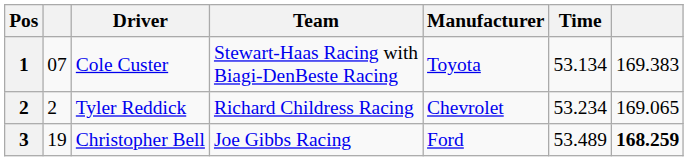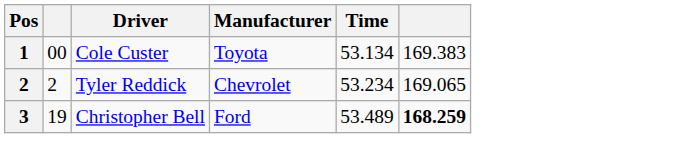- column: (316, 20)
(57, 64) 07 -> (57, 52) 00
